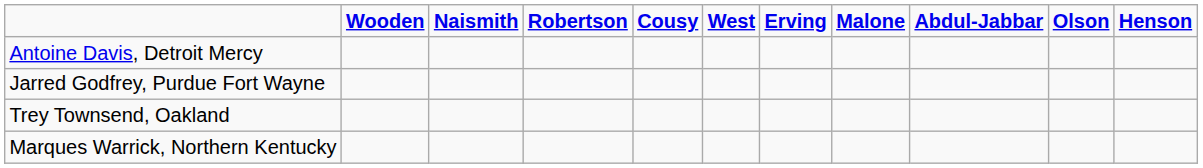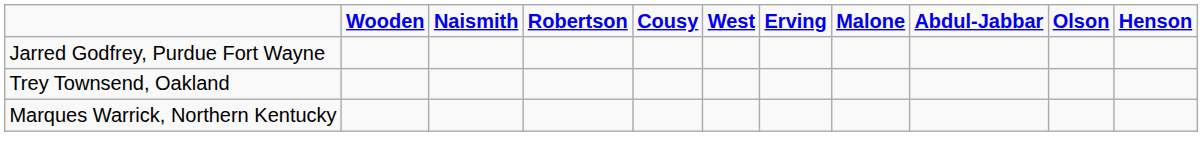- row: (136, 53)
